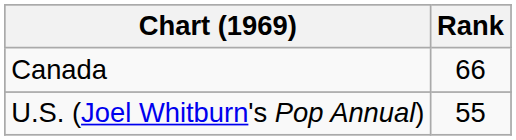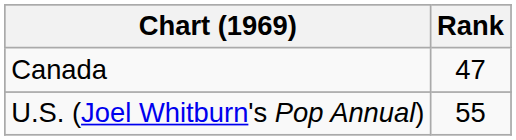(470, 69) 66 -> (470, 69) 47
